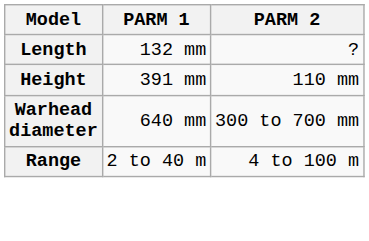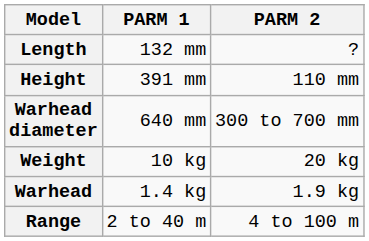+ row: (53, 161)
+ row: (53, 191)
